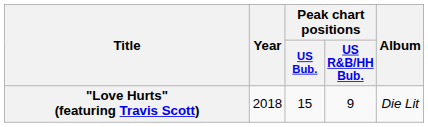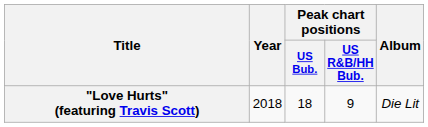(305, 103) 15 -> (305, 103) 18
